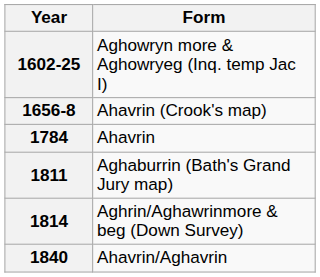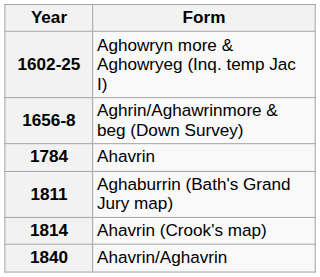(182, 110) Ahavrin (Crook's map) -> (187, 120) Aghrin/Aghawrinmore & beg (Down Survey)
(187, 221) Aghrin/Aghawrinmore & beg (Down Survey) -> (182, 230) Ahavrin (Crook's map)
